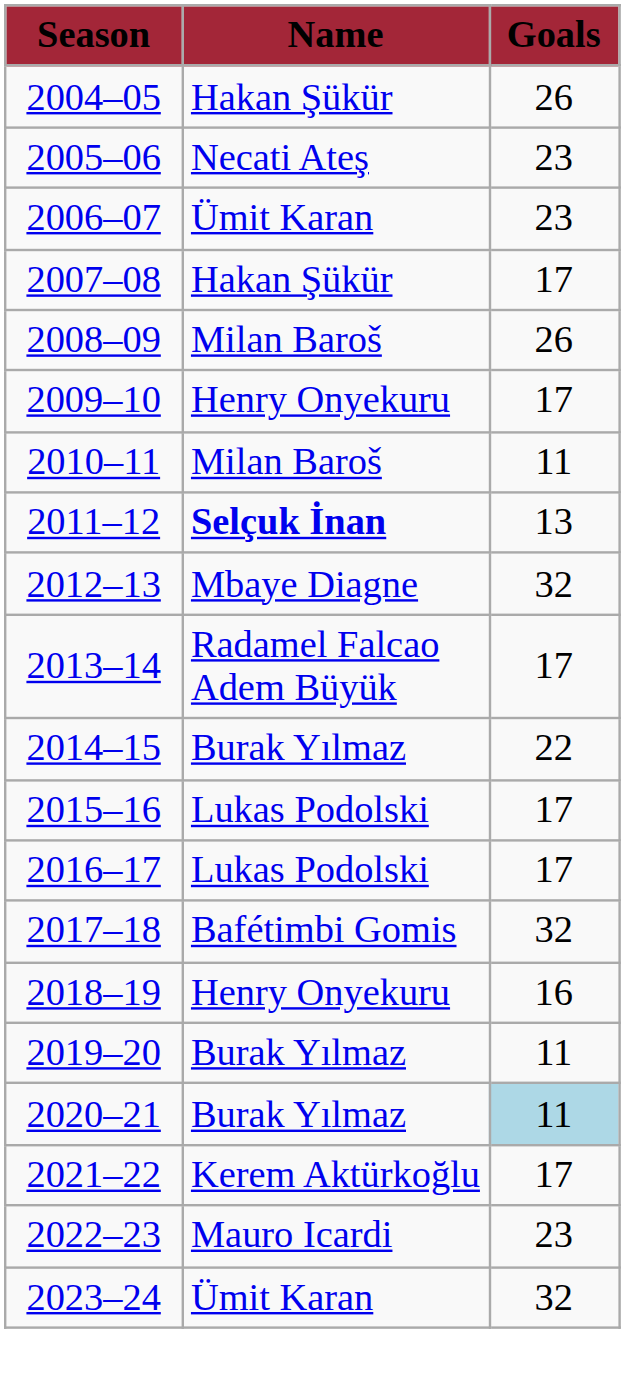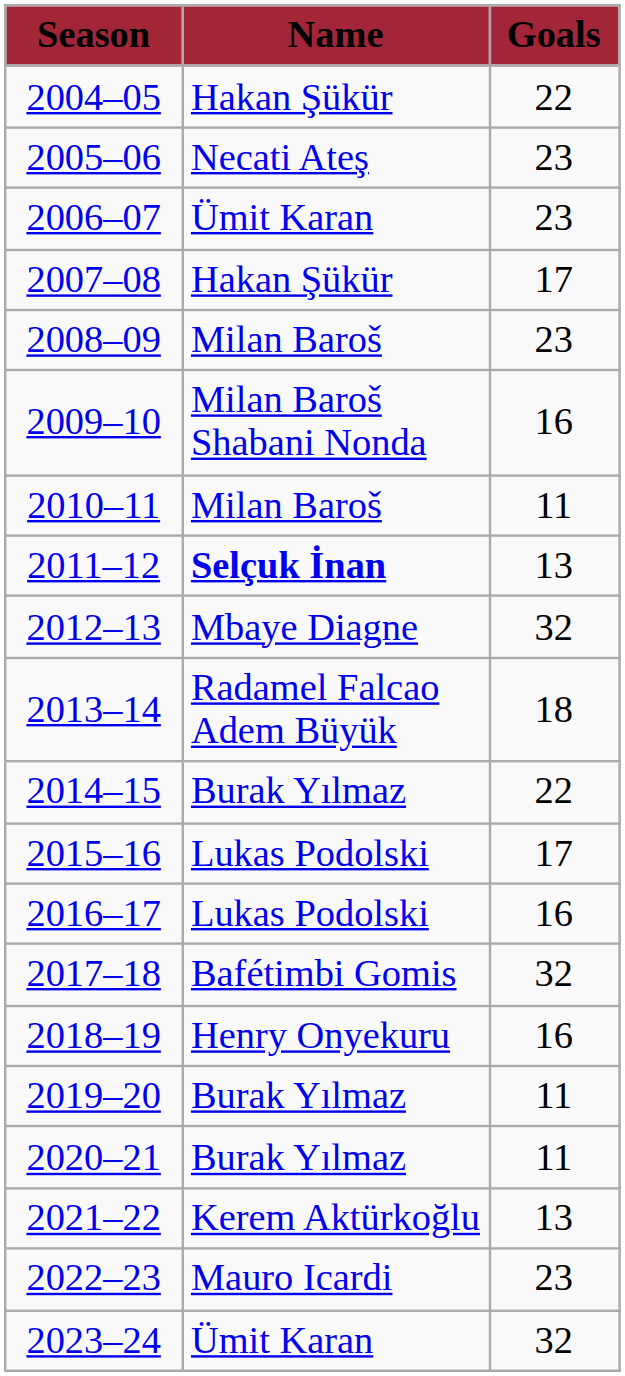(554, 95) 26 -> (554, 95) 22
(554, 339) 26 -> (554, 339) 23
(321, 400) Henry Onyekuru -> (309, 421) Milan Baroš Shabani Nonda
(554, 400) 17 -> (554, 421) 16
(554, 665) 17 -> (554, 708) 18
(554, 869) 17 -> (554, 913) 16
(554, 1113) lightblue background -> (554, 1156) no background
(554, 1174) 17 -> (554, 1217) 13
